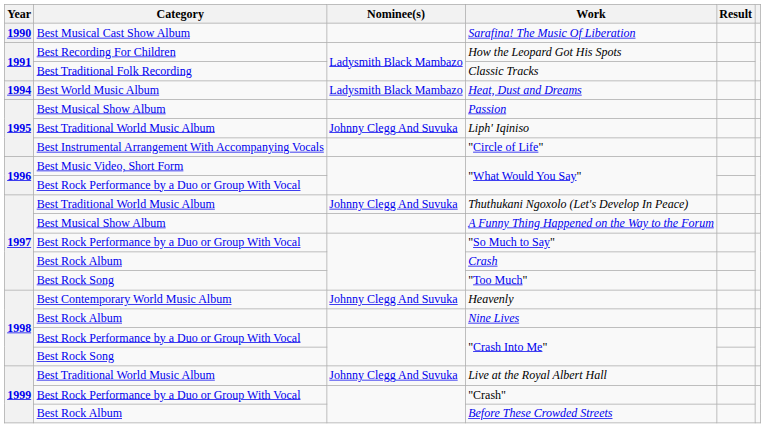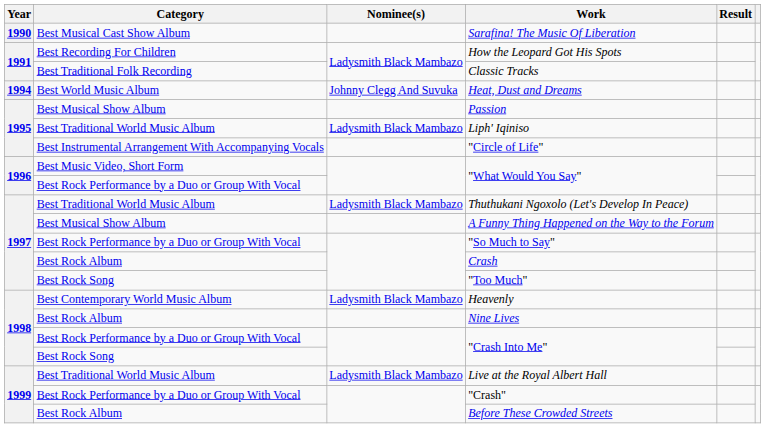(396, 90) Ladysmith Black Mambazo -> (394, 90) Johnny Clegg And Suvuka
(394, 128) Johnny Clegg And Suvuka -> (396, 128) Ladysmith Black Mambazo
(394, 204) Johnny Clegg And Suvuka -> (396, 204) Ladysmith Black Mambazo
(394, 299) Johnny Clegg And Suvuka -> (396, 299) Ladysmith Black Mambazo
(394, 375) Johnny Clegg And Suvuka -> (396, 375) Ladysmith Black Mambazo
